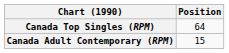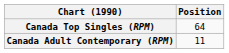(200, 41) 15 -> (200, 41) 11
